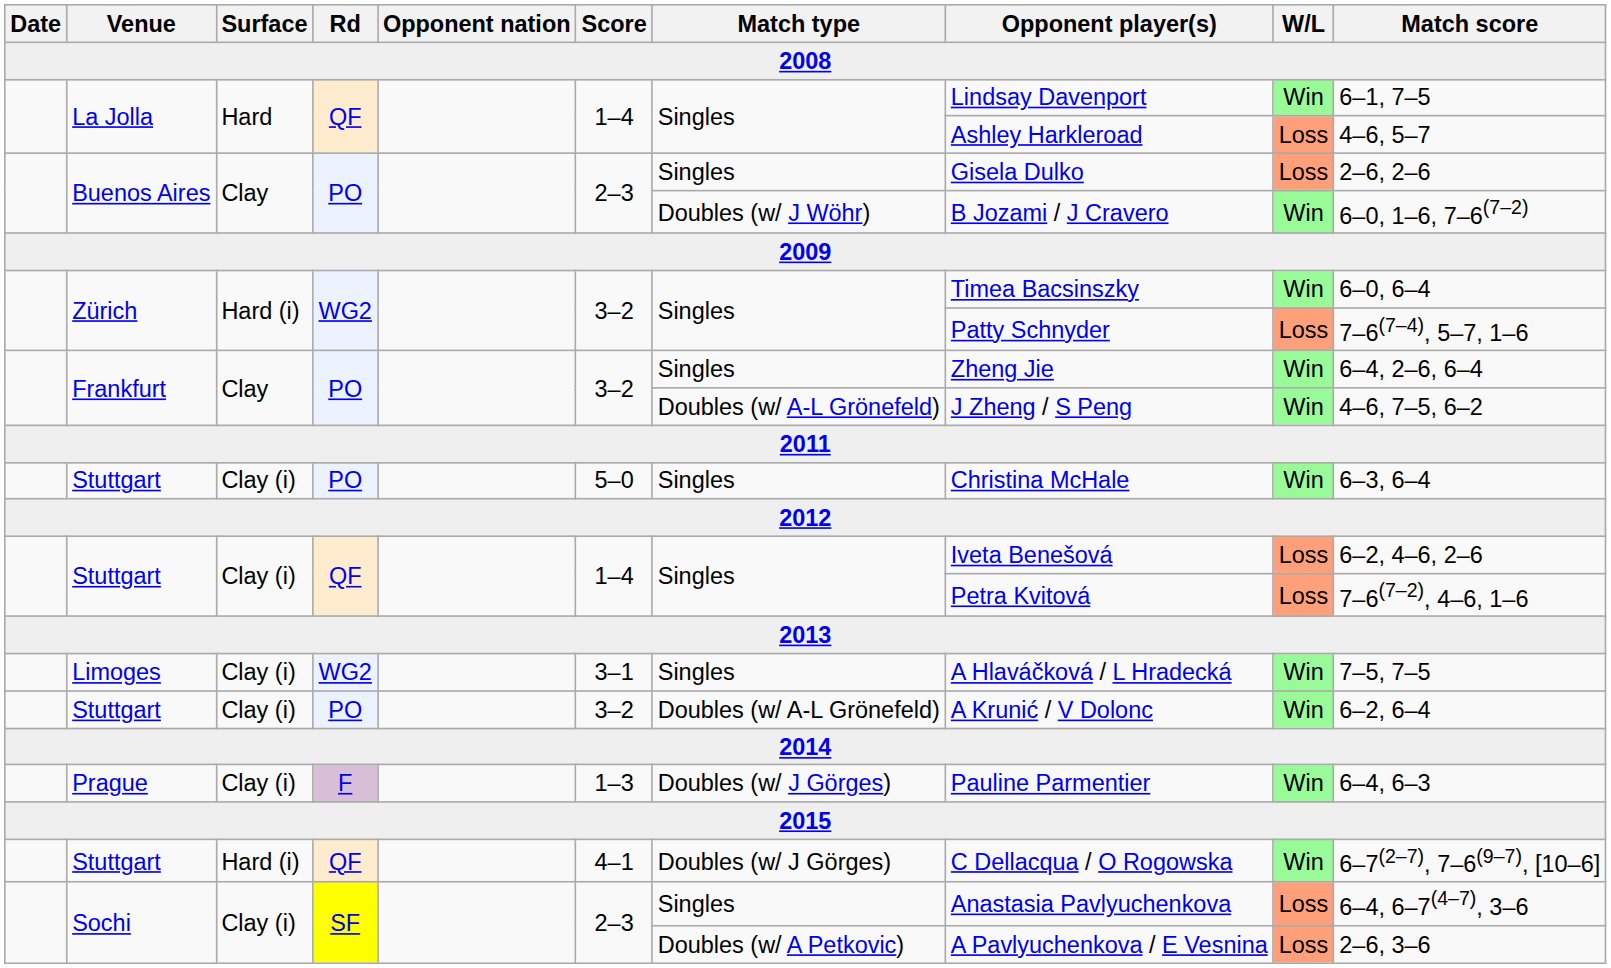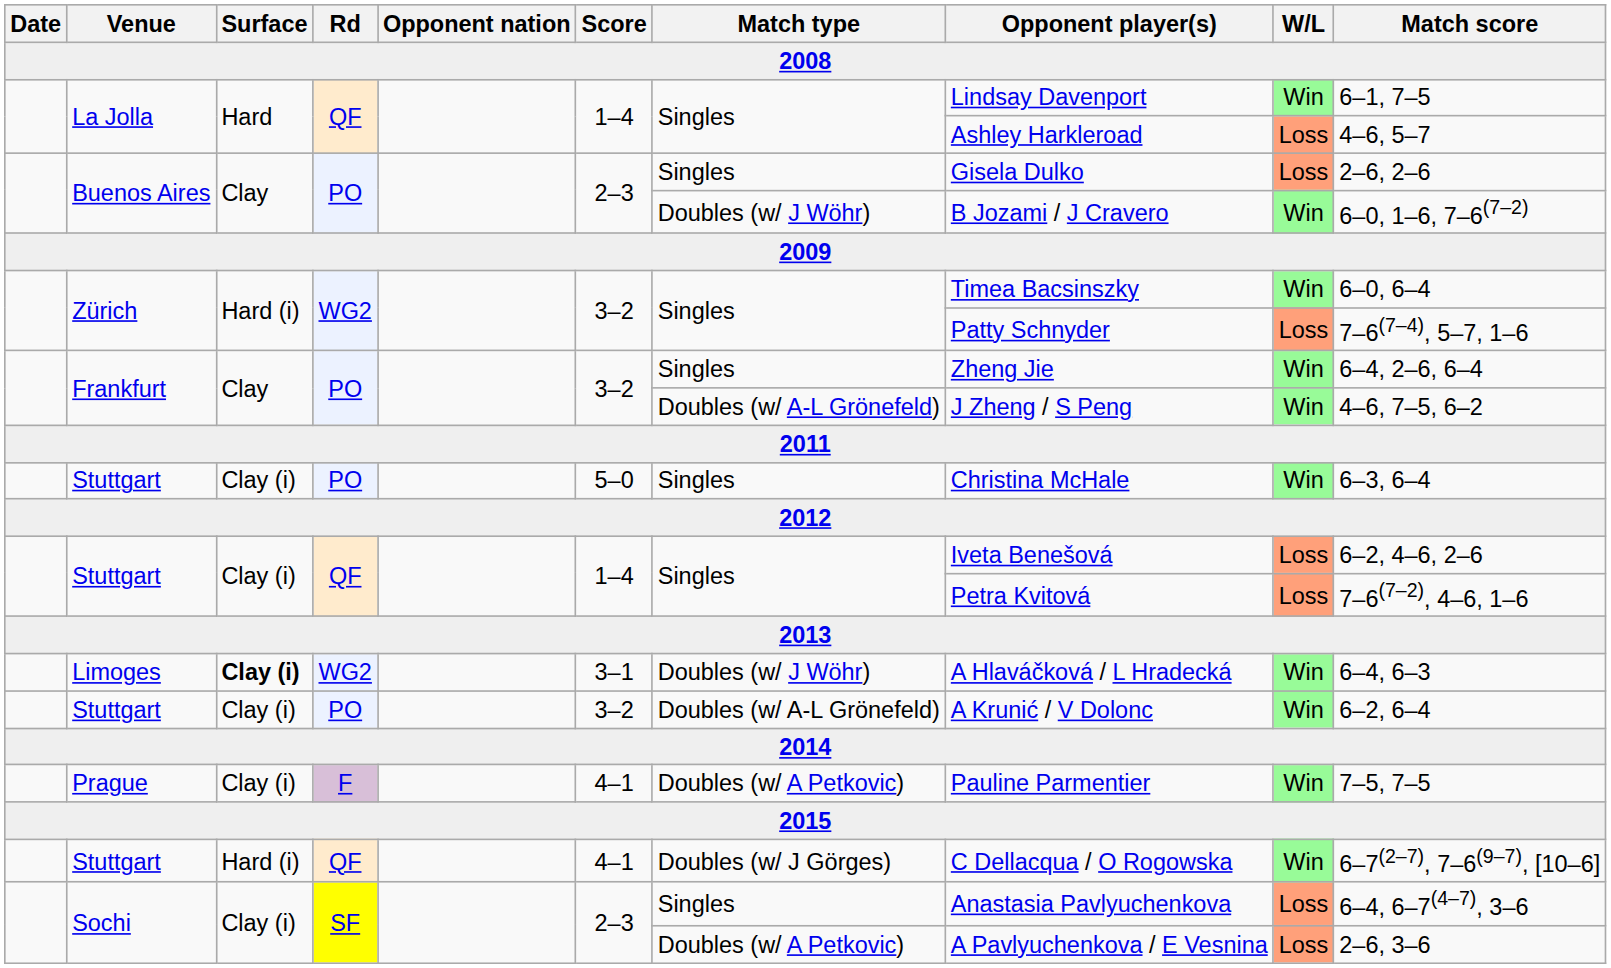(259, 673) normal -> (261, 673) bold
(696, 673) Singles -> (764, 673) Doubles (w/ J Wöhr)
(1385, 673) 7–5, 7–5 -> (1385, 673) 6–4, 6–3
(614, 784) 1–3 -> (614, 784) 4–1
(774, 784) Doubles (w/ J Görges) -> (781, 784) Doubles (w/ A Petkovic)
(1385, 784) 6–4, 6–3 -> (1385, 784) 7–5, 7–5
